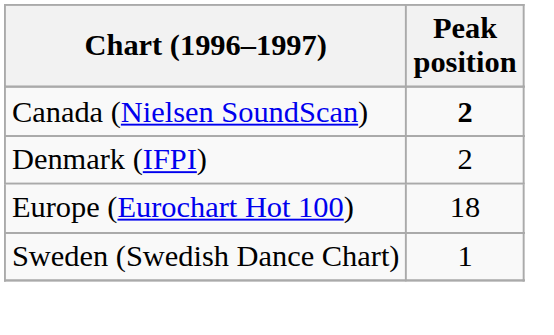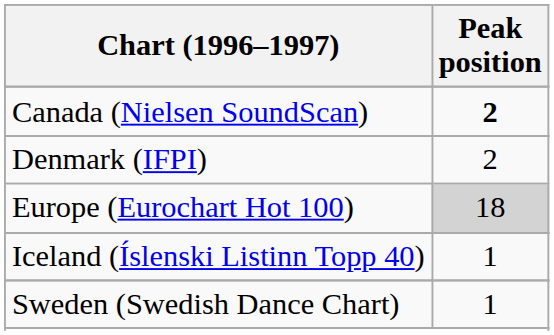(465, 207) no background -> (490, 207) lightgrey background
+ row: (218, 255)
